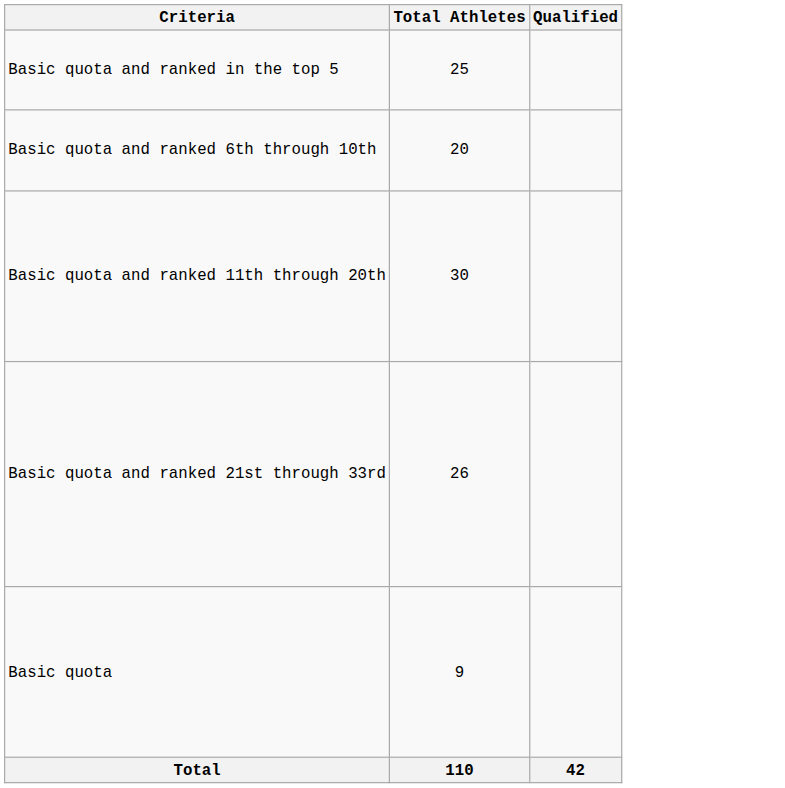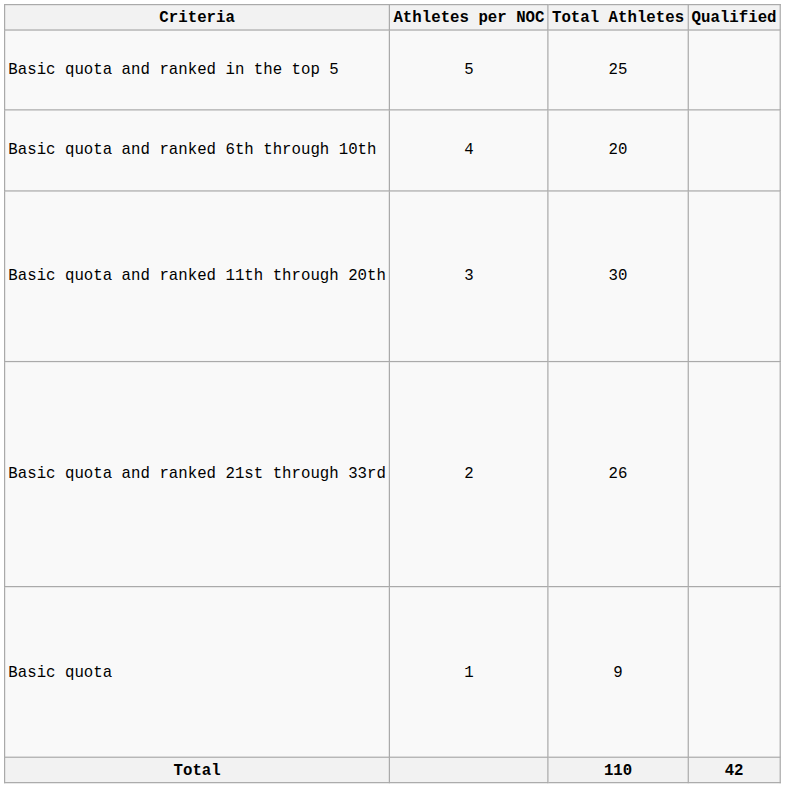+ column: (469, 17)
